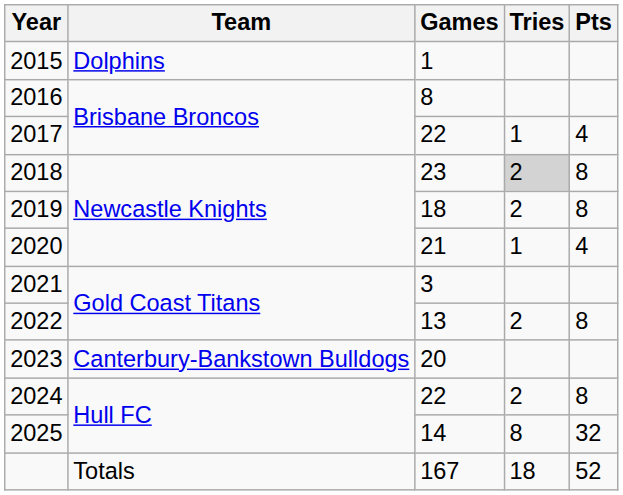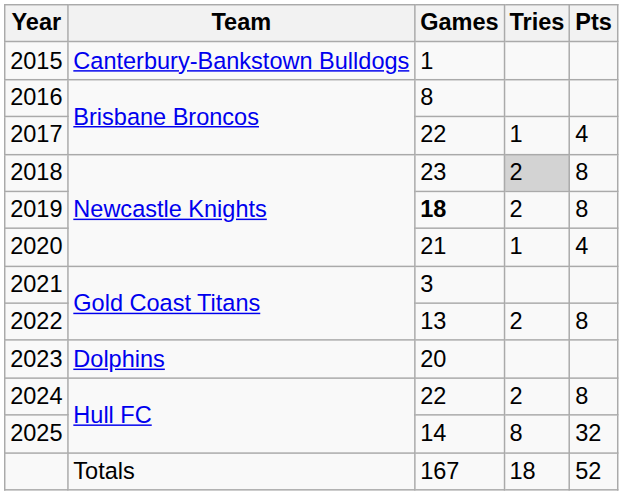(119, 60) Dolphins -> (241, 60) Canterbury-Bankstown Bulldogs
(433, 209) normal -> (433, 209) bold
(241, 358) Canterbury-Bankstown Bulldogs -> (119, 358) Dolphins
